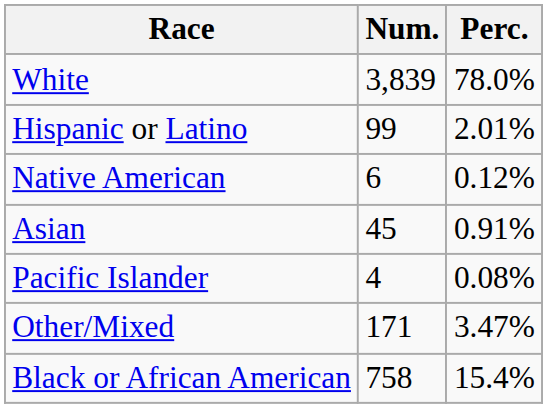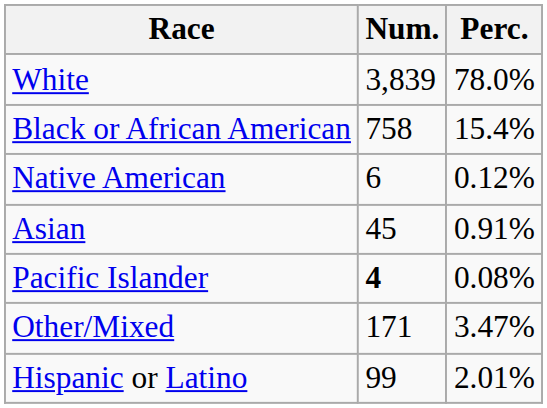rows swapped: (182, 377) <-> (130, 128)
(373, 278) normal -> (373, 278) bold
